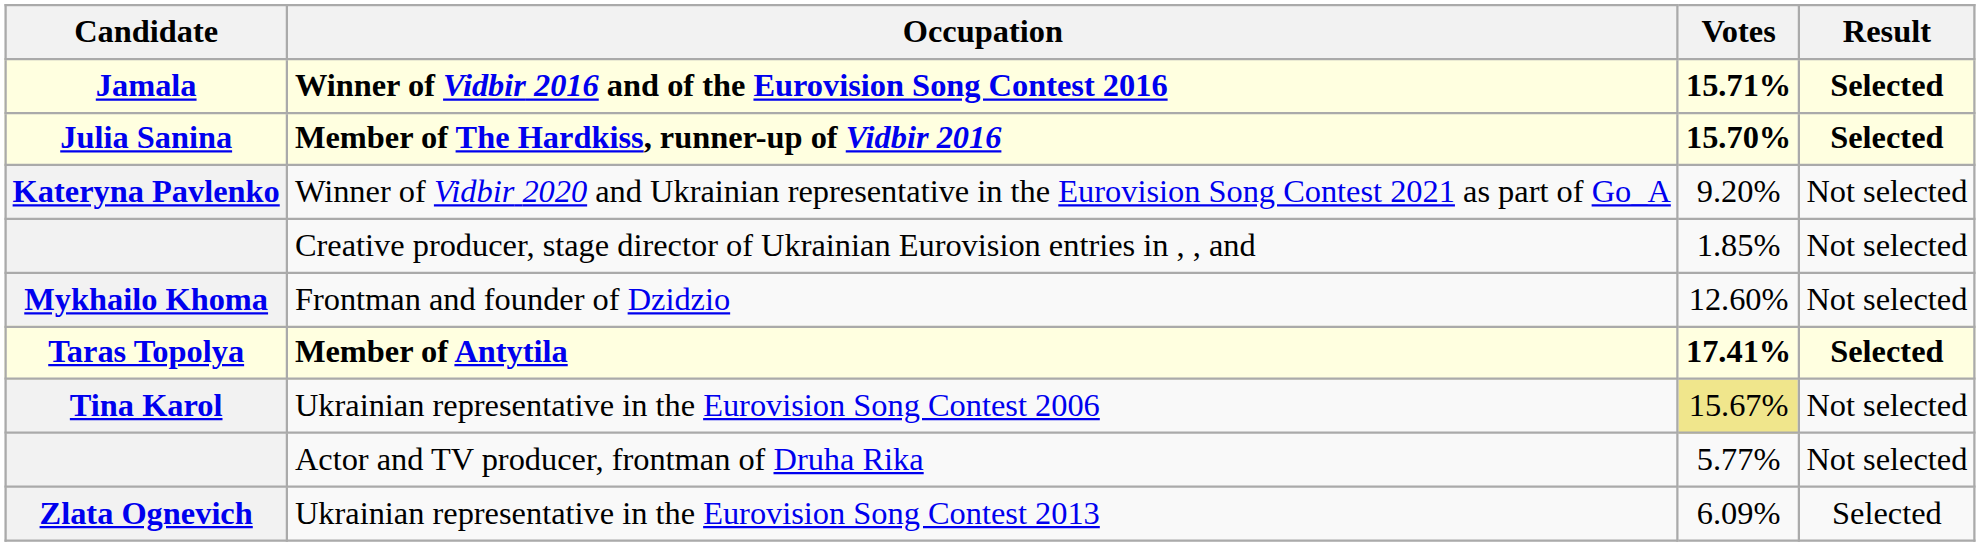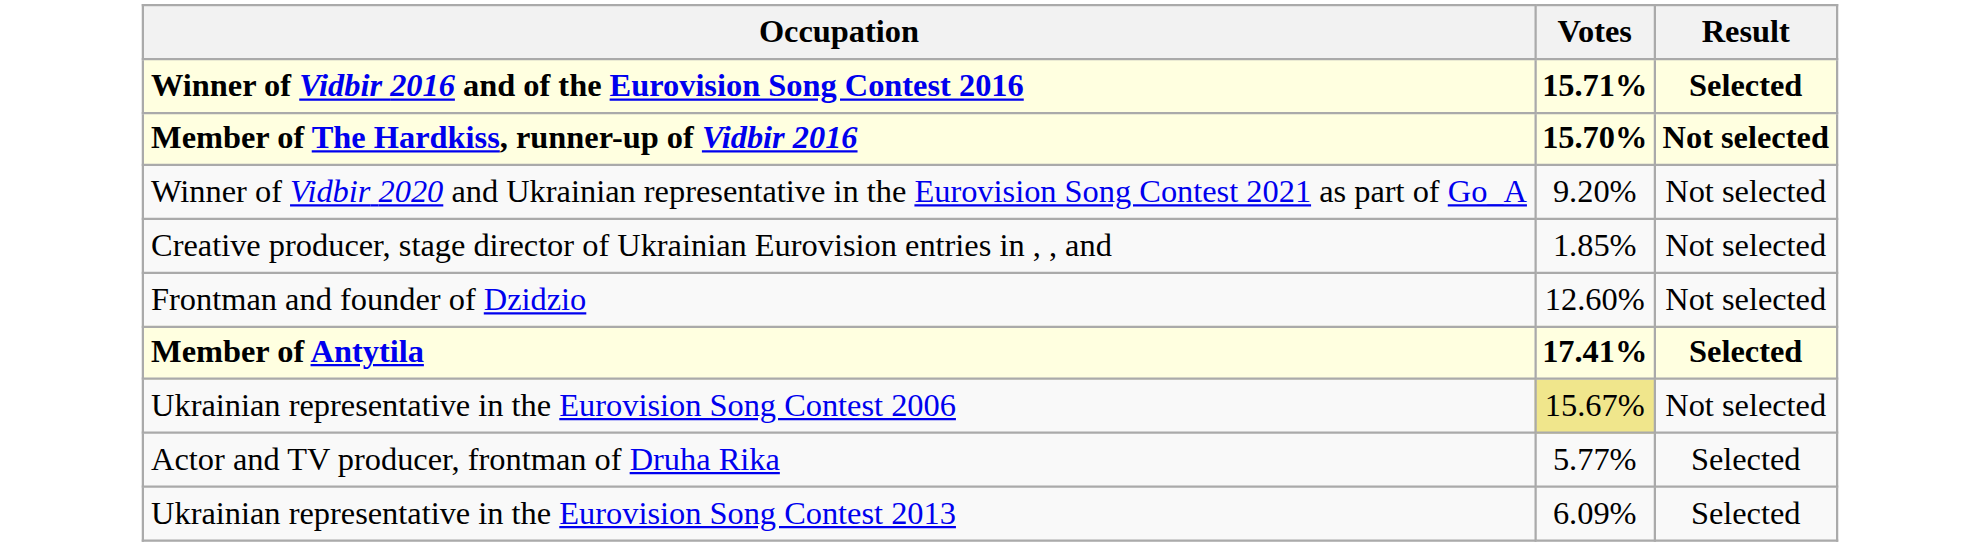- column: (146, 31)
(1887, 138) Selected -> (1746, 138) Not selected
(1887, 459) Not selected -> (1746, 459) Selected
